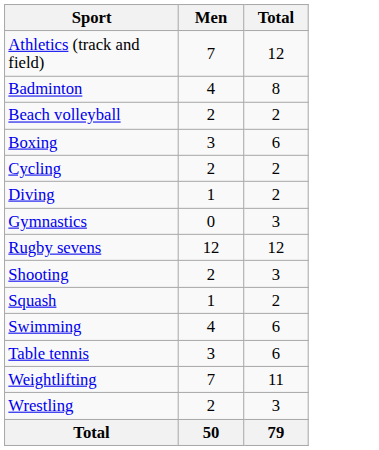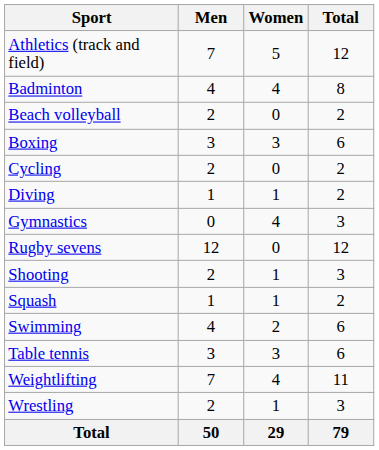+ column: (276, 17)
